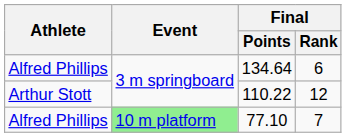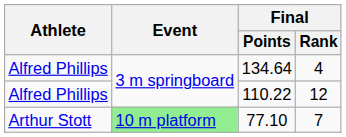(319, 68) 6 -> (319, 68) 4
(50, 94) Arthur Stott -> (58, 94) Alfred Phillips
(58, 120) Alfred Phillips -> (50, 120) Arthur Stott
